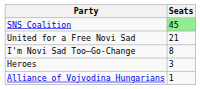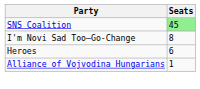- row: (71, 38)
(171, 65) 3 -> (171, 51) 6
